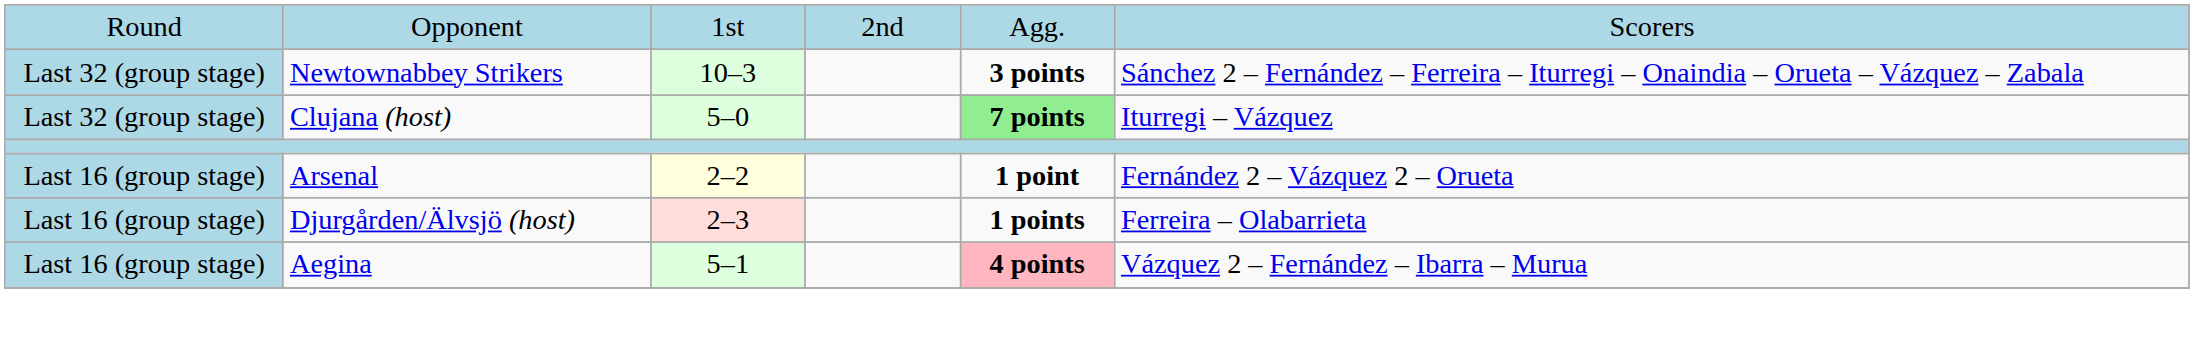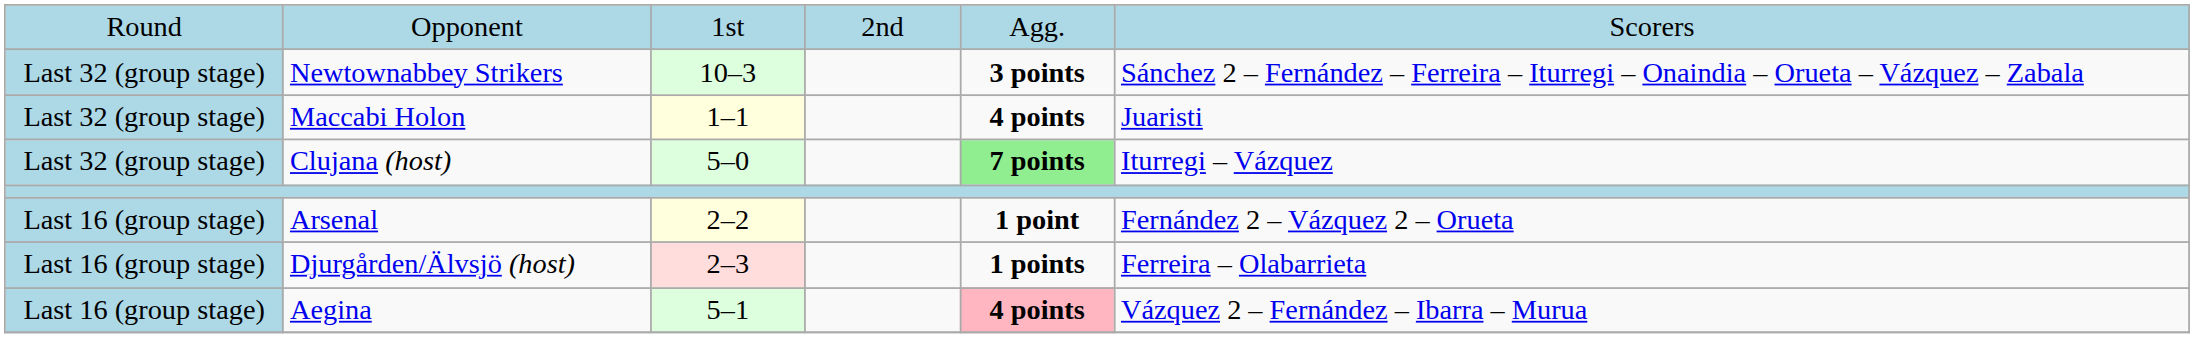+ row: (378, 116)
